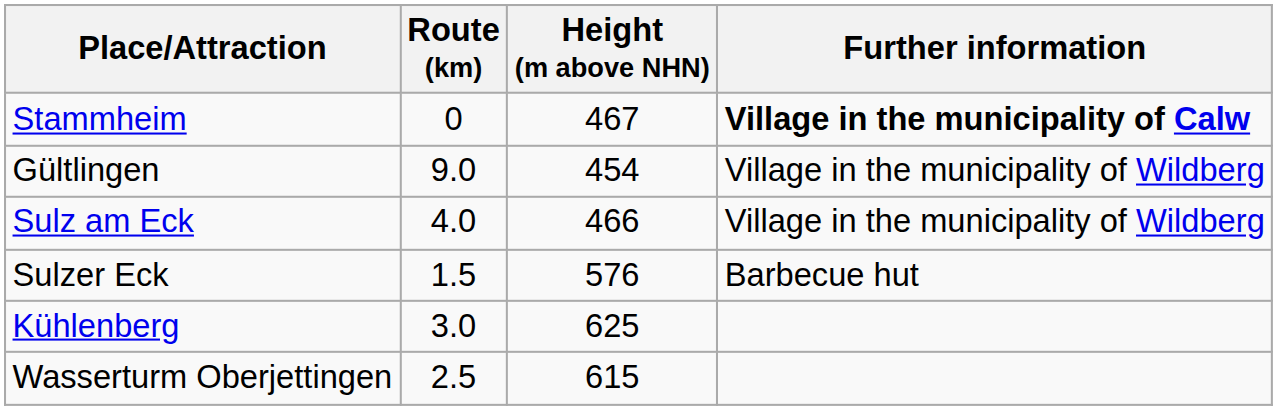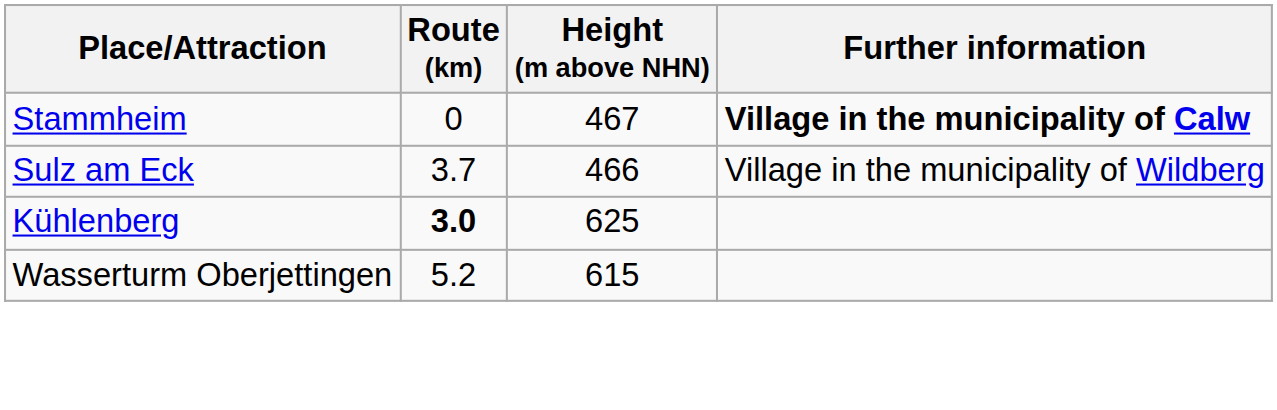- row: (86, 170)
(454, 222) 4.0 -> (454, 170) 3.7
- row: (91, 274)
(454, 325) normal -> (454, 222) bold
(454, 377) 2.5 -> (454, 274) 5.2
